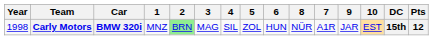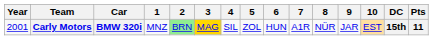columns swapped: (326, 12) <-> (302, 12)
(17, 27) 1998 -> (17, 27) 2001
(208, 27) no background -> (208, 27) gold background
(418, 27) 12 -> (418, 27) 11
